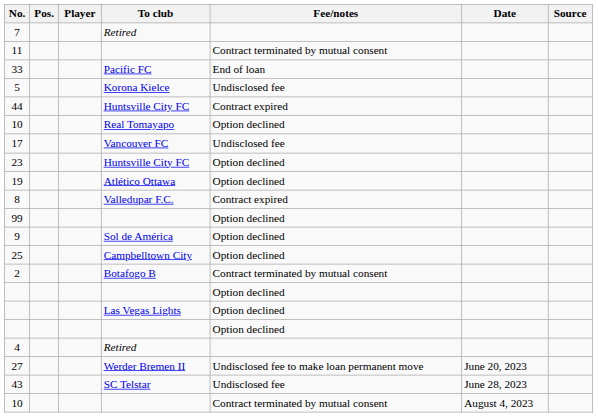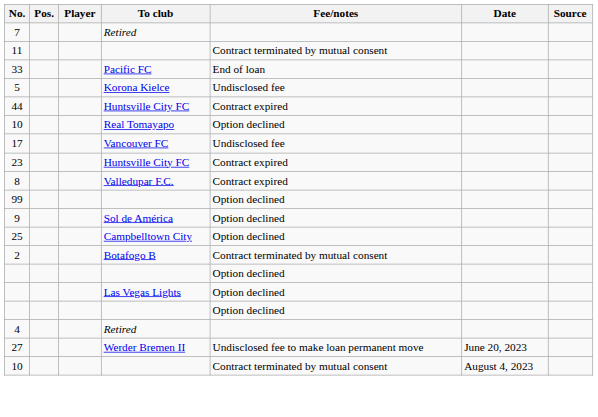(249, 162) Option declined -> (250, 162) Contract expired
- row: (17, 180)
- row: (17, 384)
